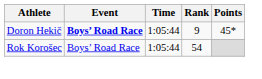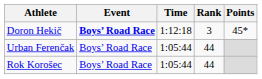(164, 30) 1:05:44 -> (176, 30) 1:12:18
(197, 30) 9 -> (209, 30) 3
+ row: (41, 48)
(197, 48) 54 -> (209, 65) 44
